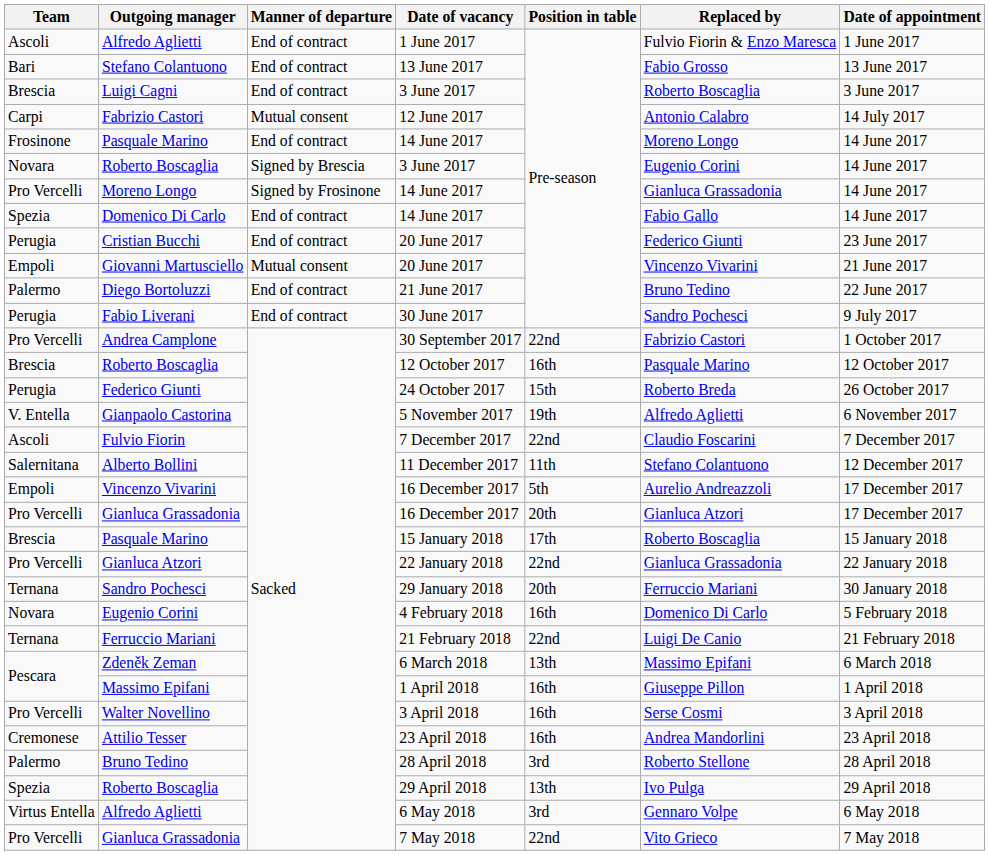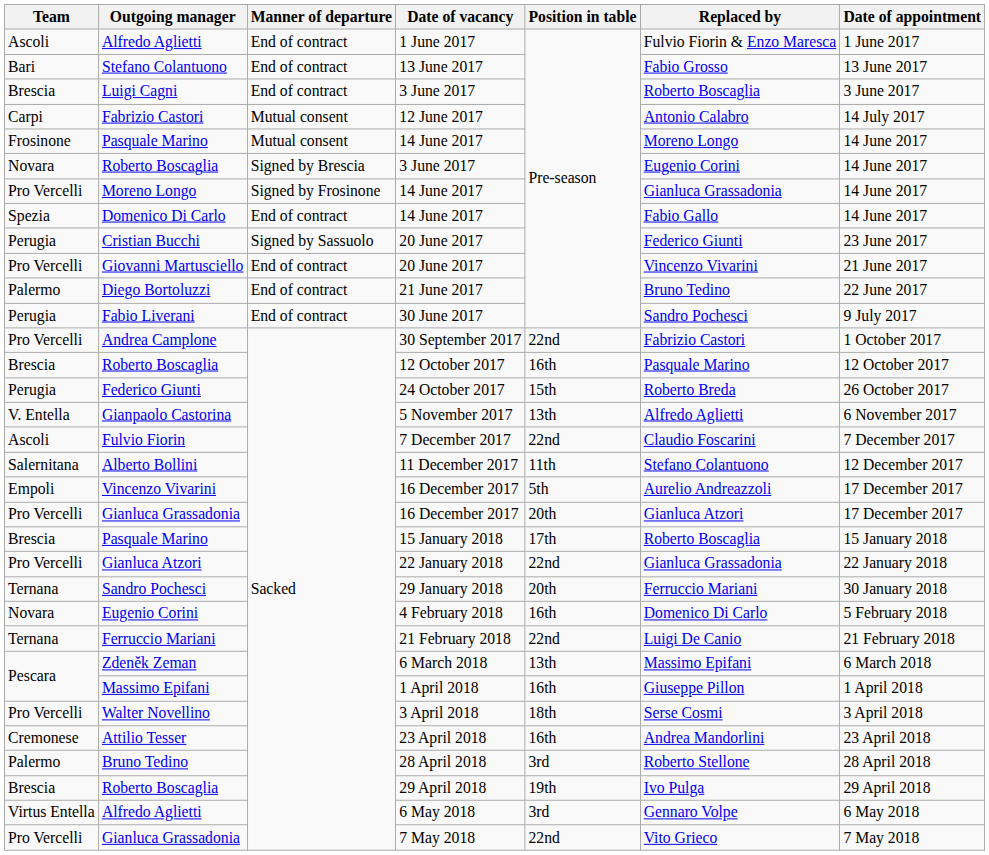(299, 141) End of contract -> (299, 141) Mutual consent
(299, 240) End of contract -> (312, 240) Signed by Sassuolo
(31, 265) Empoli -> (45, 265) Pro Vercelli
(299, 265) Mutual consent -> (299, 265) End of contract
(542, 414) 19th -> (542, 414) 13th
(542, 713) 16th -> (542, 713) 18th
(29, 787) Spezia -> (32, 787) Brescia
(542, 787) 13th -> (542, 787) 19th
